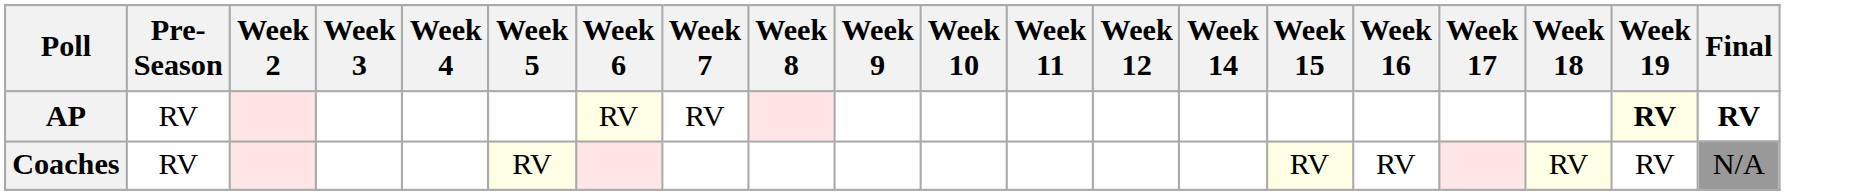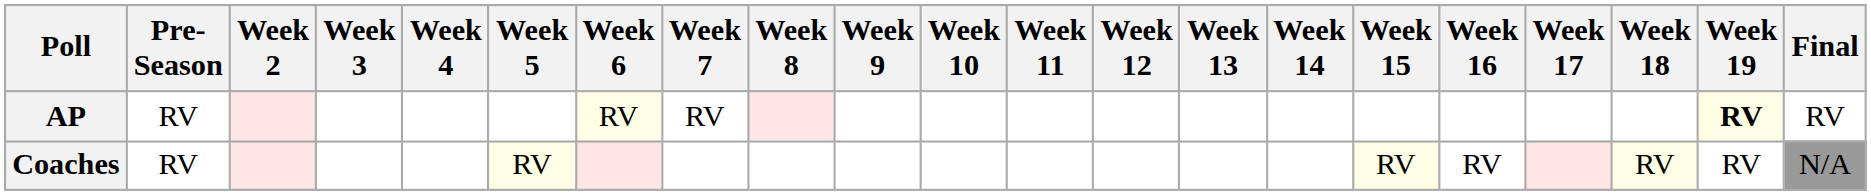+ column: (1223, 47)
(1739, 115) bold -> (1825, 115) normal
